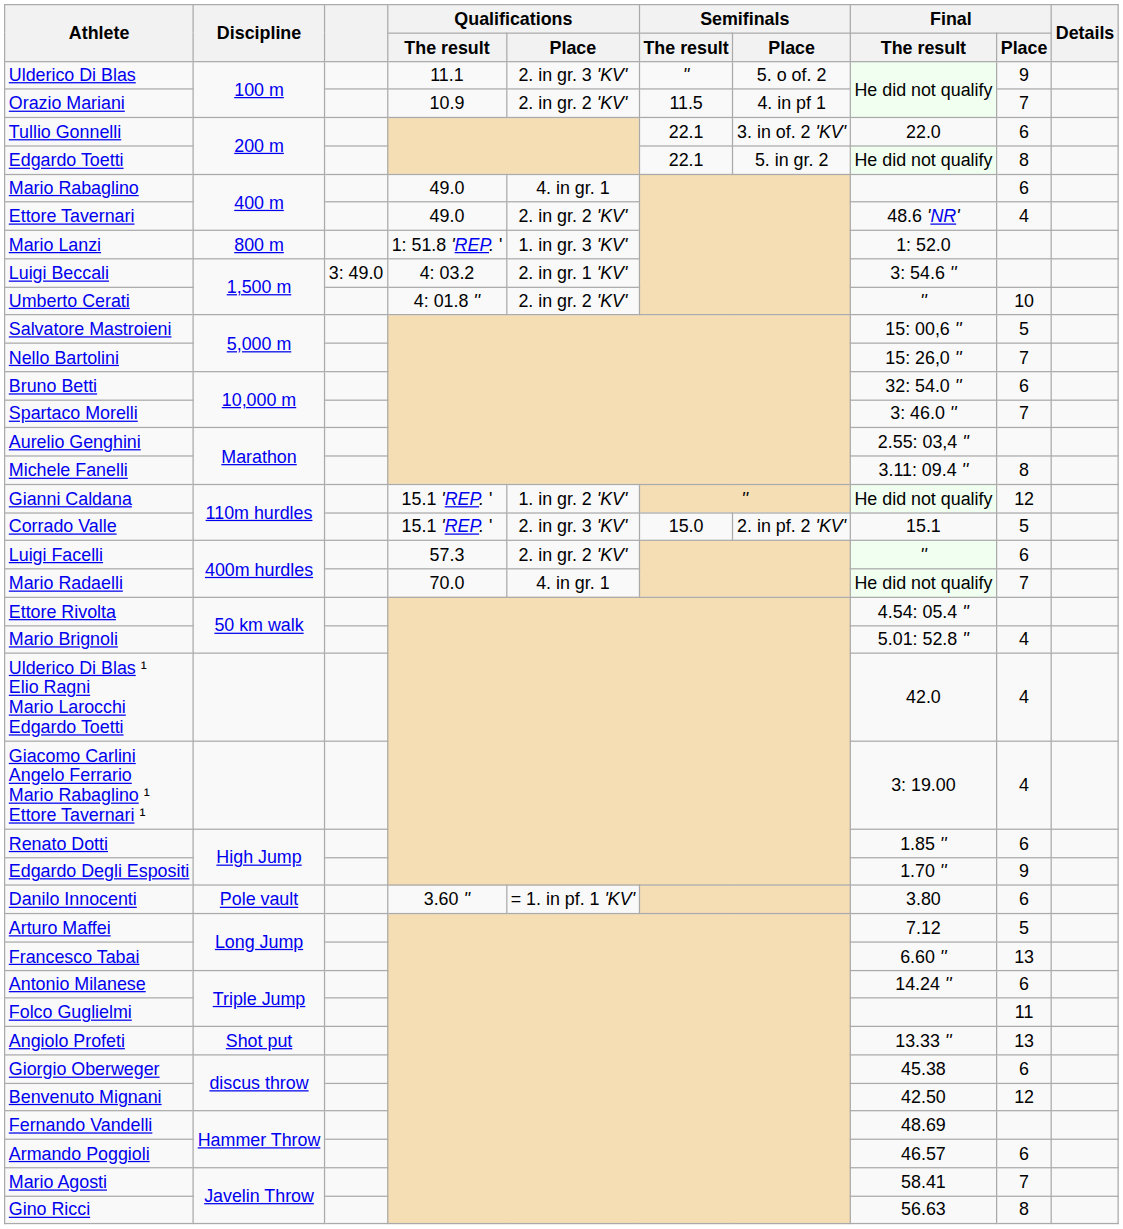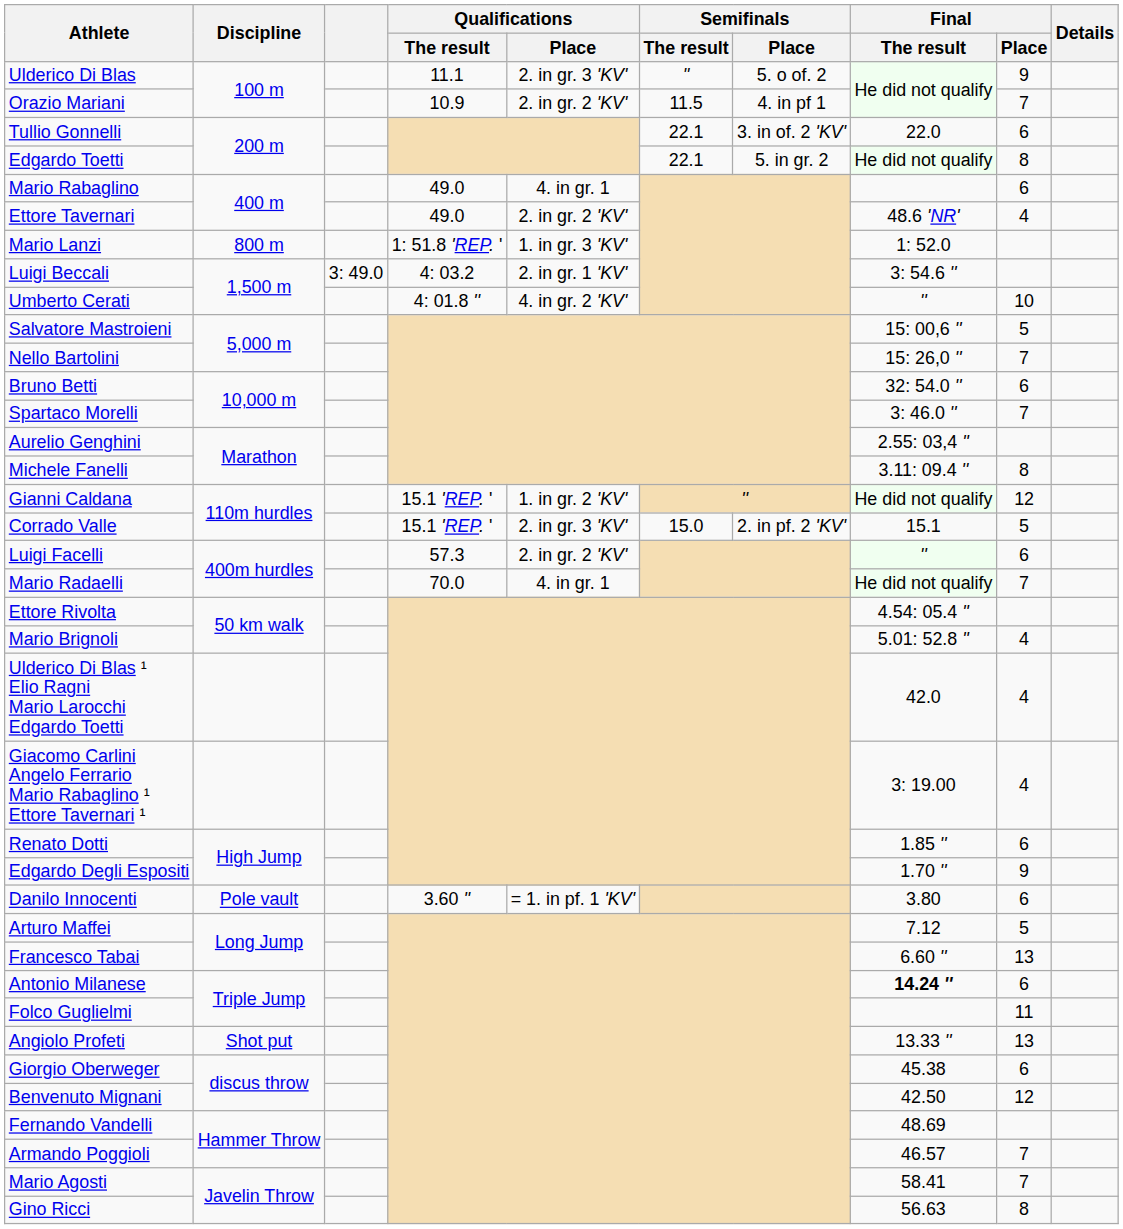(573, 301) 2. in gr. 2 'KV' -> (573, 301) 4. in gr. 2 'KV'
(923, 984) normal -> (923, 984) bold
(1024, 1154) 6 -> (1024, 1154) 7
